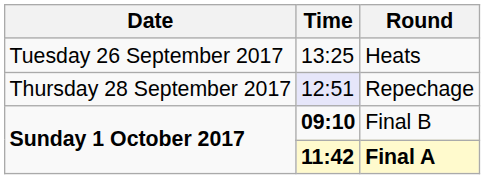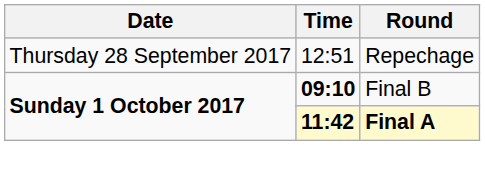- row: (393, 55)
(328, 88) lavender background -> (328, 55) no background
